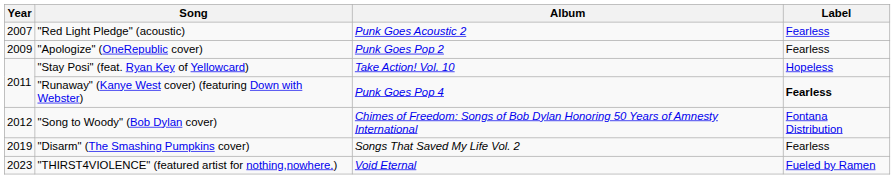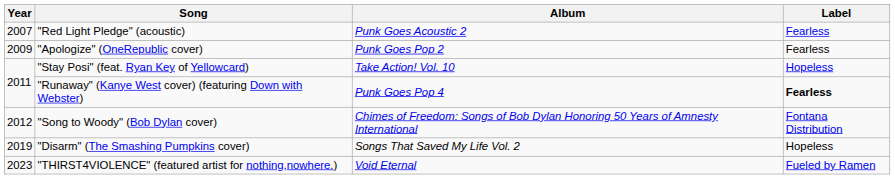(808, 147) Fearless -> (809, 147) Hopeless
